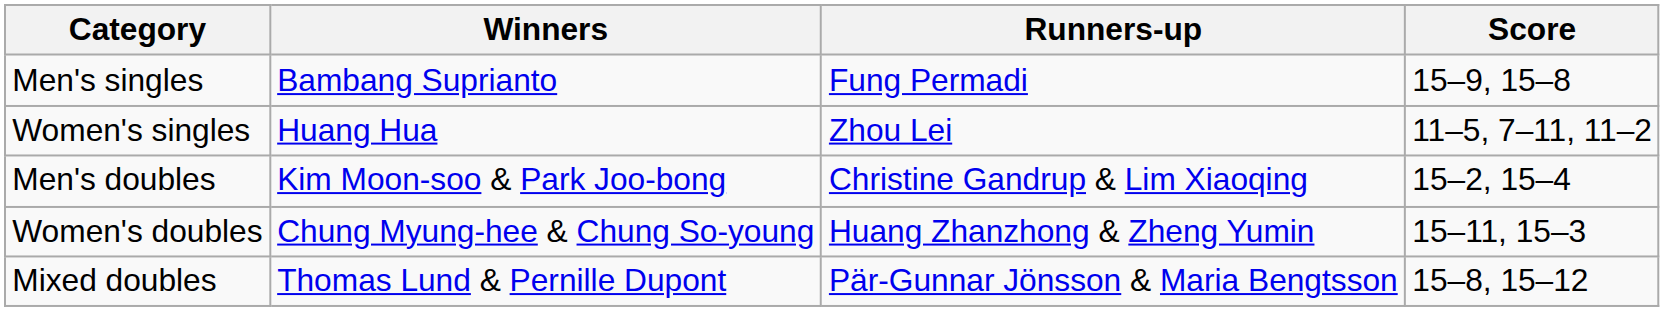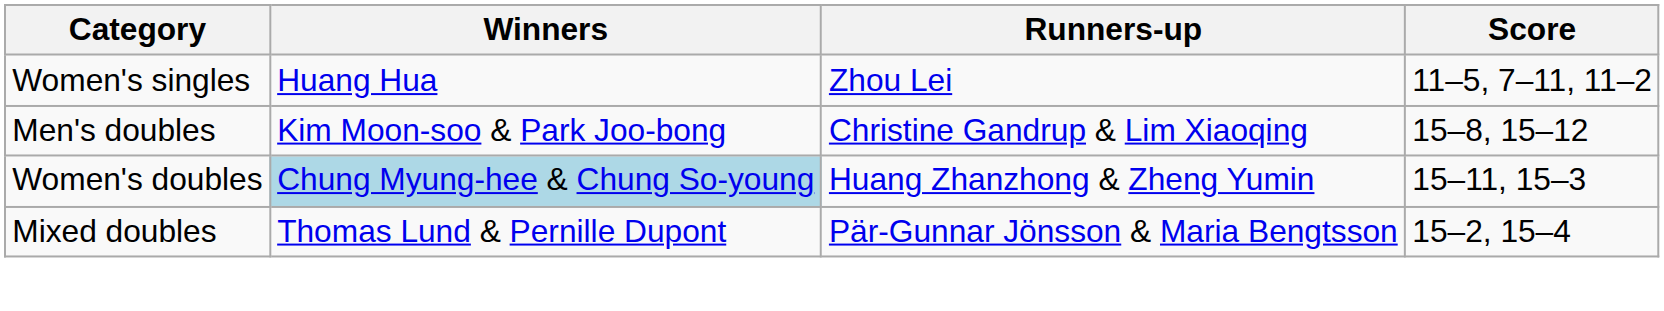- row: (108, 79)
(1492, 180) 15–2, 15–4 -> (1500, 130) 15–8, 15–12
(546, 230) no background -> (546, 180) lightblue background
(1500, 280) 15–8, 15–12 -> (1492, 230) 15–2, 15–4
